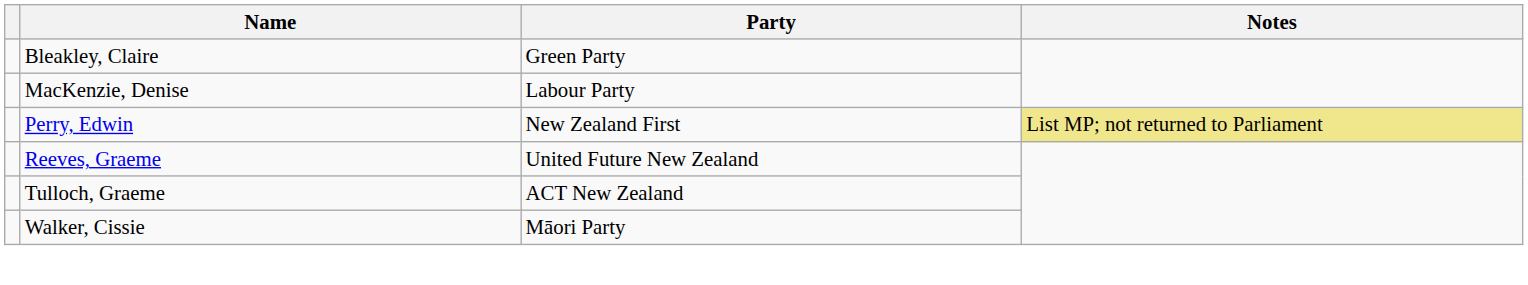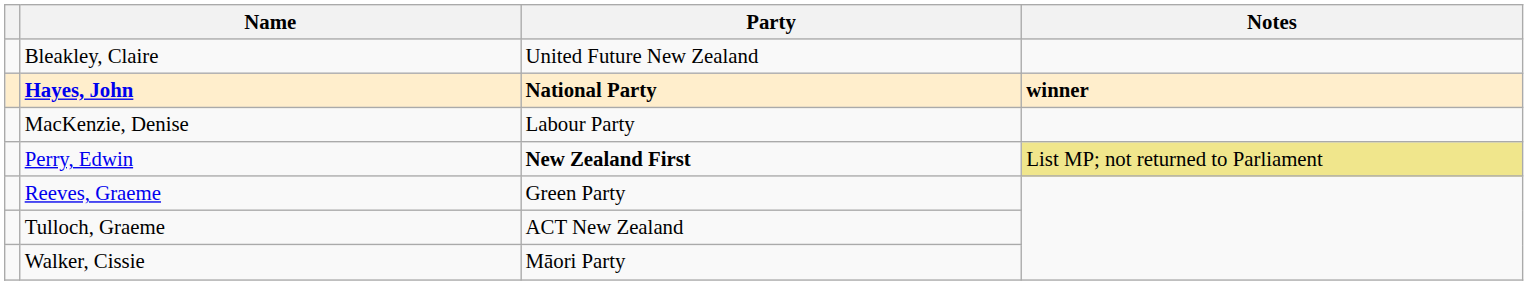(575, 56) Green Party -> (642, 56) United Future New Zealand
+ row: (79, 90)
(603, 124) normal -> (608, 159) bold
(642, 159) United Future New Zealand -> (575, 193) Green Party
